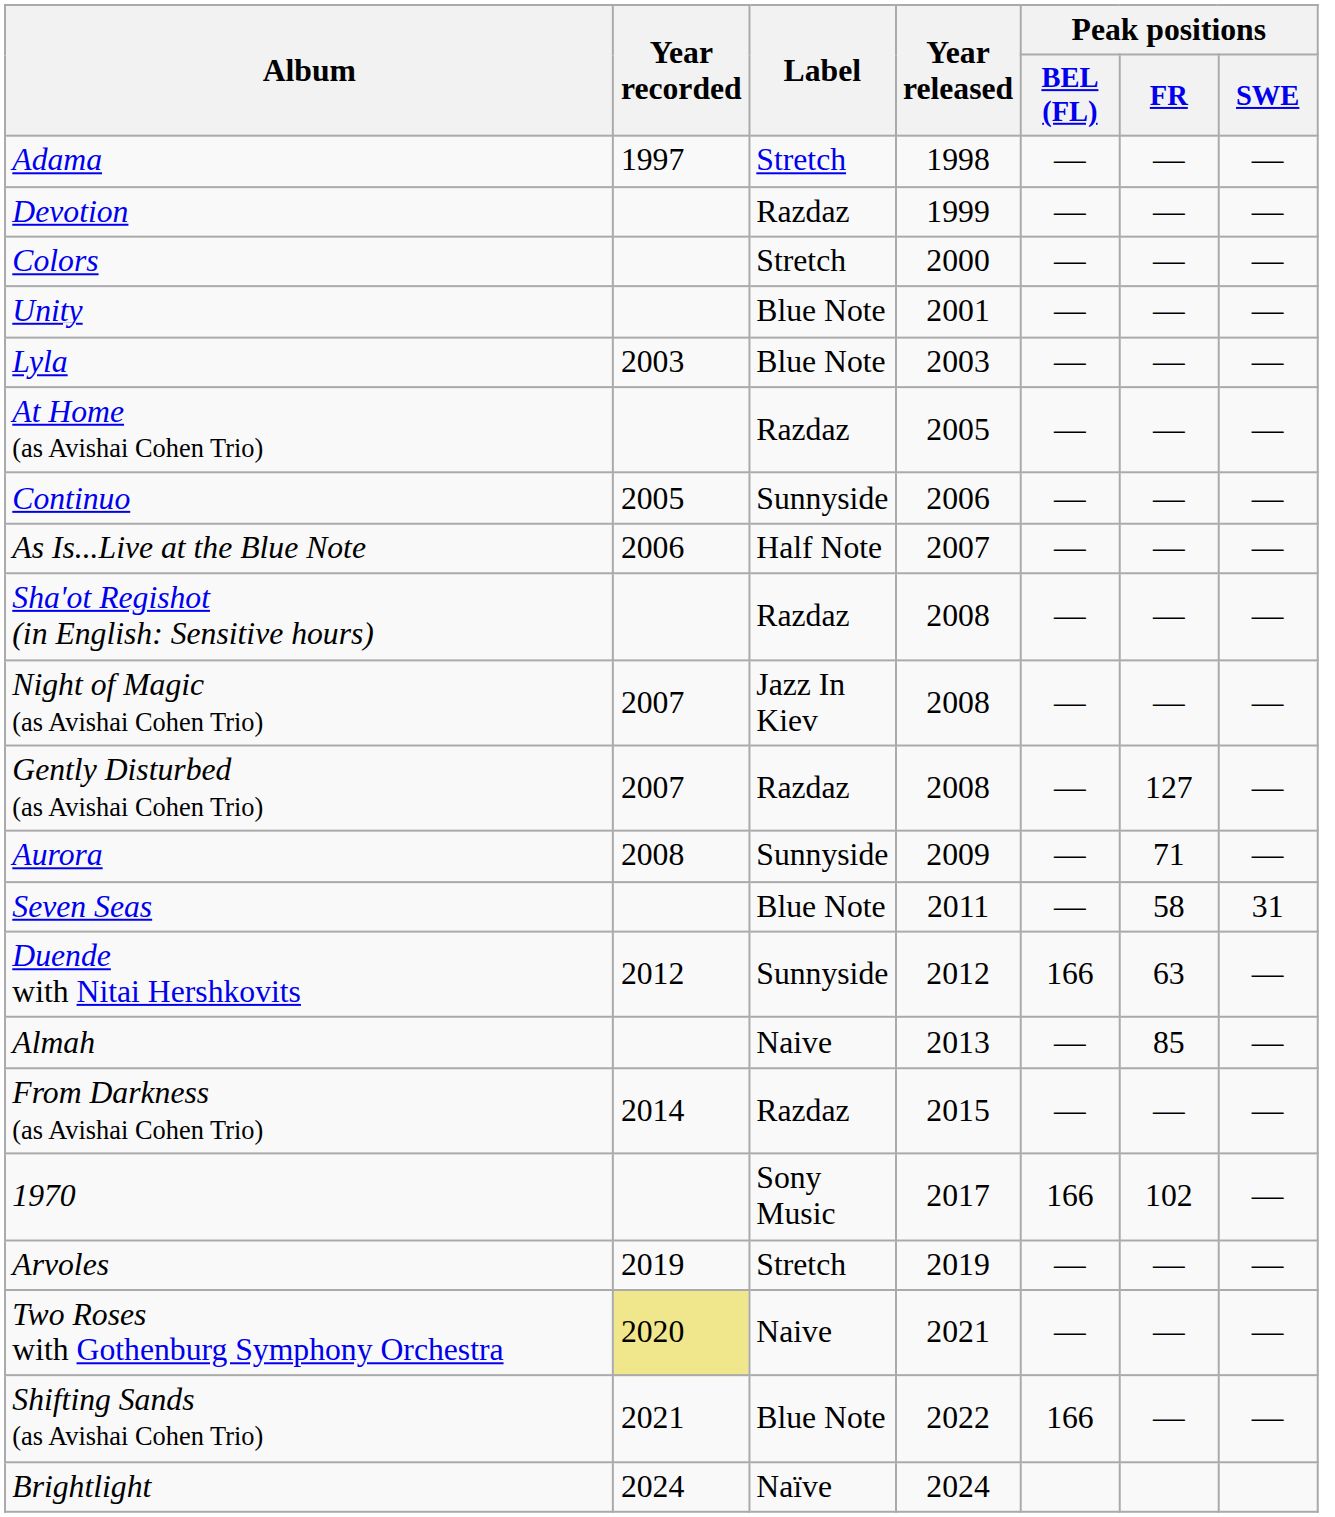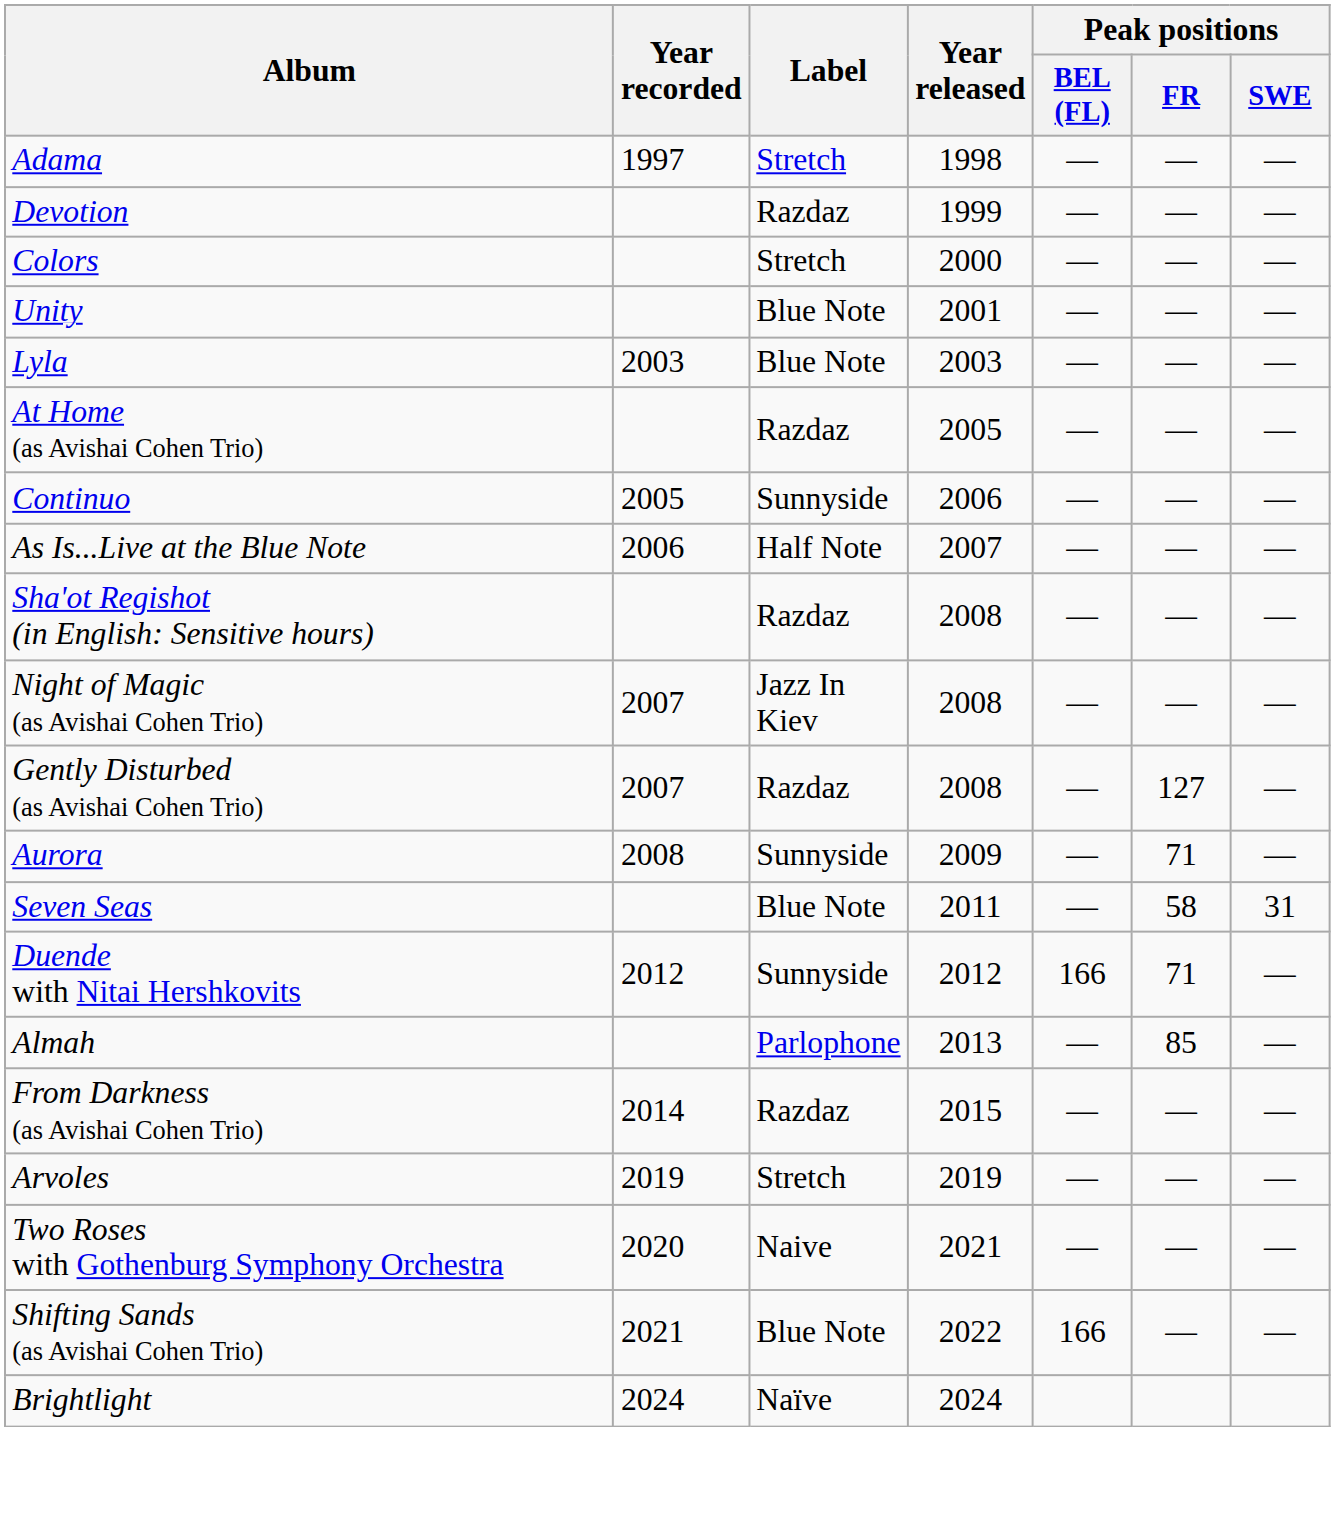(1169, 974) 63 -> (1181, 974) 71
(794, 1042) Naive -> (828, 1042) Parlophone
- row: (44, 1196)
(653, 1332) khaki background -> (653, 1246) no background
